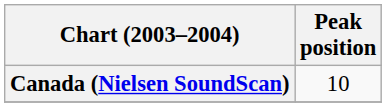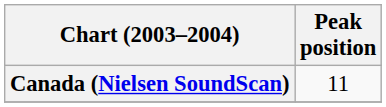(338, 83) 10 -> (338, 83) 11
